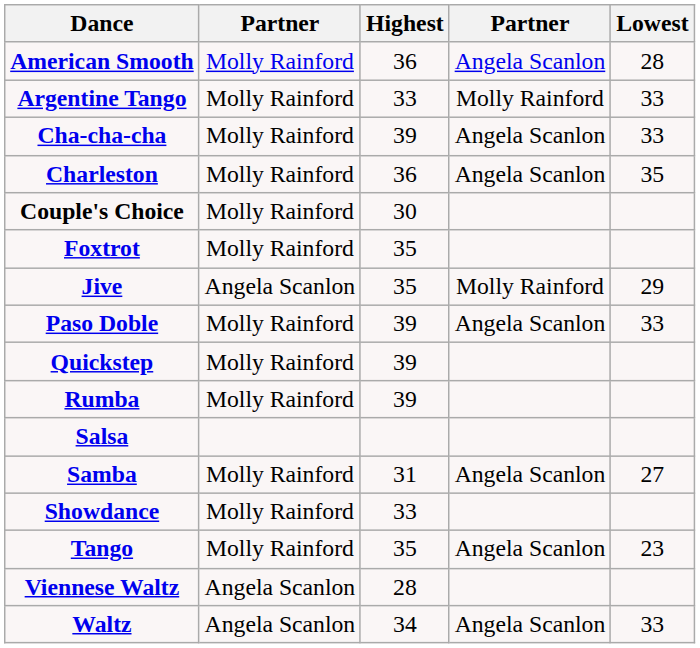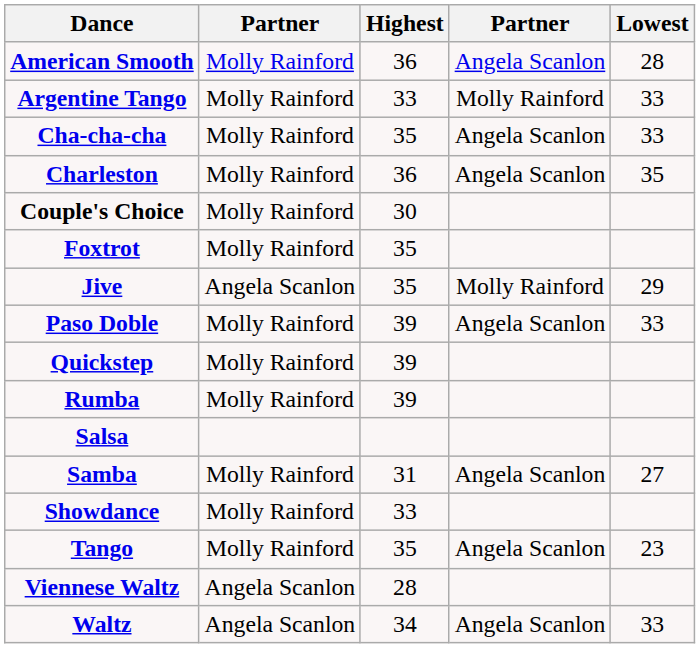(405, 135) 39 -> (405, 135) 35
